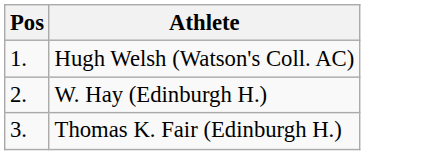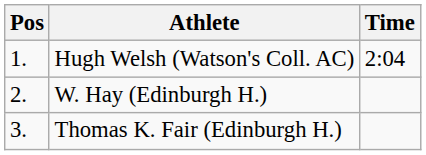+ column: (390, 22)
